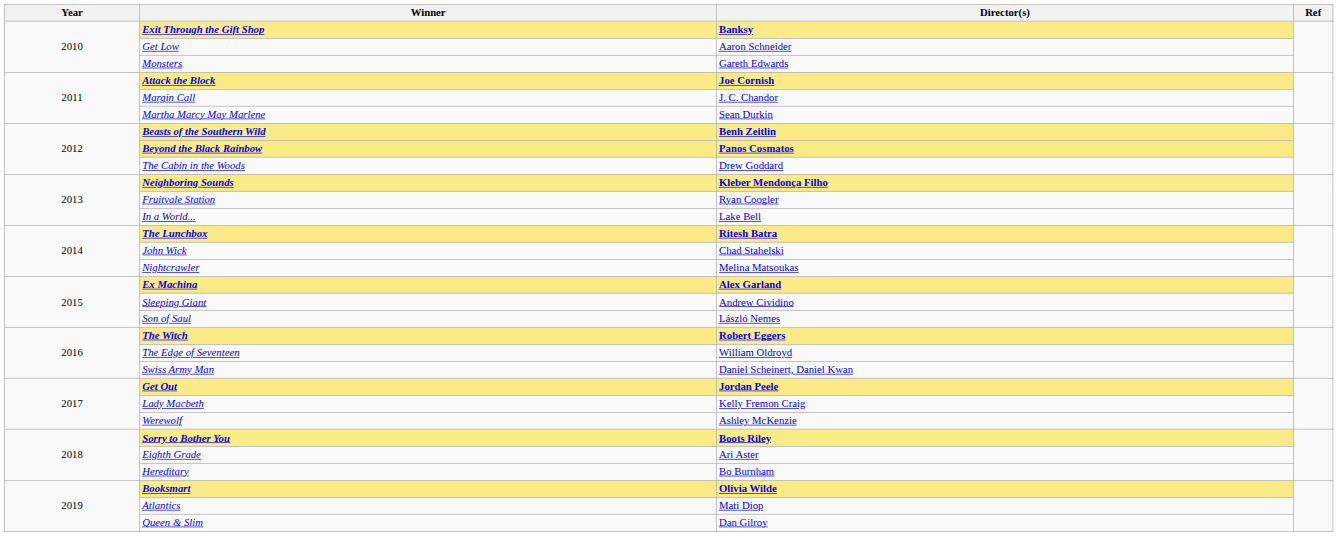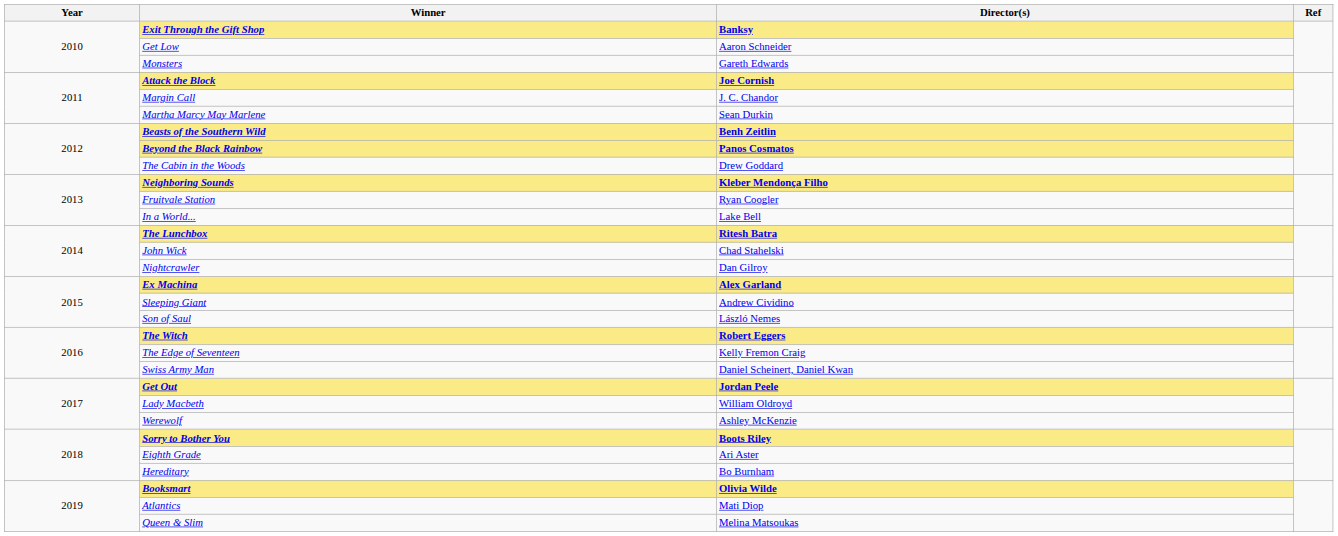(759, 268) Melina Matsoukas -> (743, 268) Dan Gilroy
(756, 353) William Oldroyd -> (762, 353) Kelly Fremon Craig
(762, 404) Kelly Fremon Craig -> (756, 404) William Oldroyd
(743, 523) Dan Gilroy -> (759, 523) Melina Matsoukas
